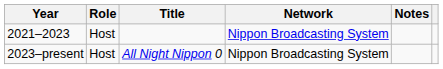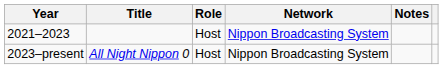columns swapped: (172, 14) <-> (103, 14)
